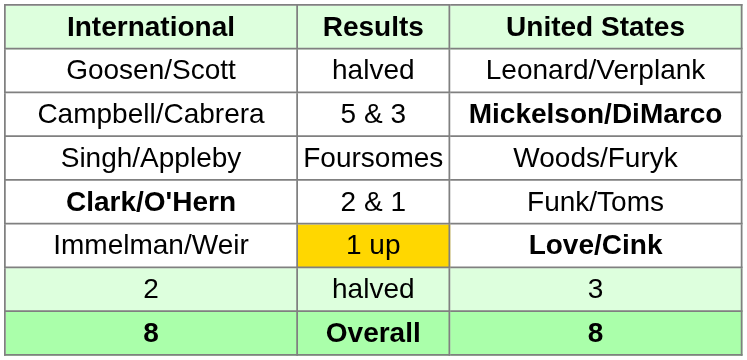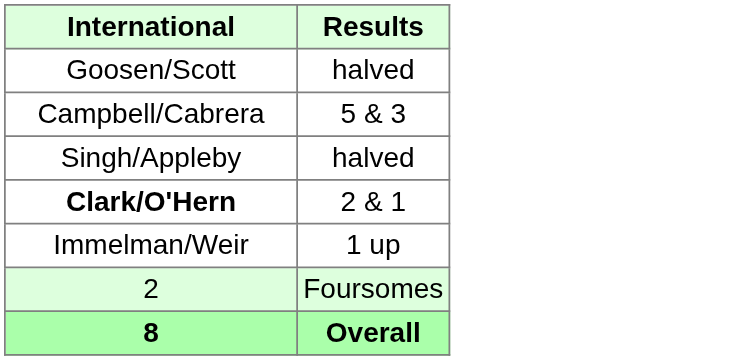- column: (596, 26)
(373, 157) Foursomes -> (373, 157) halved
(373, 245) gold background -> (373, 245) no background
(373, 288) halved -> (373, 288) Foursomes
